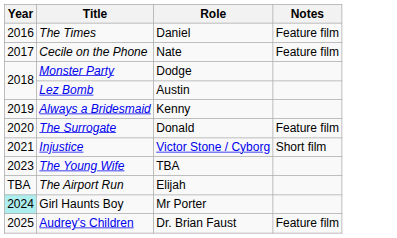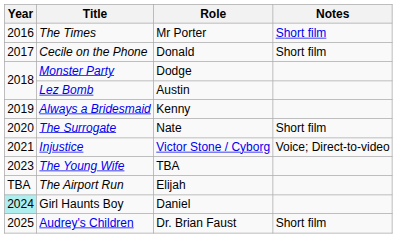(173, 33) Daniel -> (181, 33) Mr Porter
(307, 33) Feature film -> (301, 33) Short film
(169, 52) Nate -> (175, 52) Donald
(307, 52) Feature film -> (301, 52) Short film
(175, 128) Donald -> (169, 128) Nate
(307, 128) Feature film -> (301, 128) Short film
(301, 147) Short film -> (333, 147) Voice; Direct-to-video
(181, 204) Mr Porter -> (173, 204) Daniel
(307, 223) Feature film -> (301, 223) Short film
